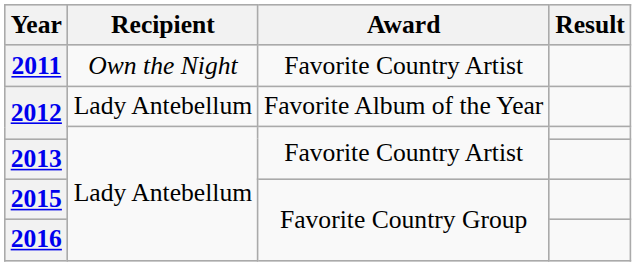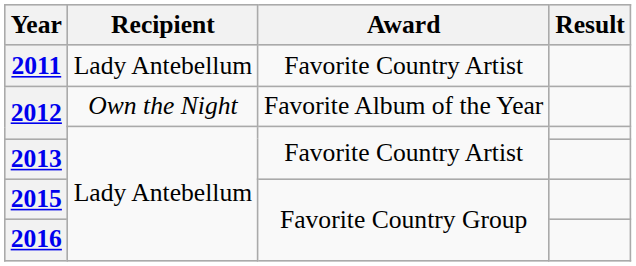(163, 65) Own the Night -> (163, 65) Lady Antebellum
(163, 106) Lady Antebellum -> (163, 106) Own the Night
